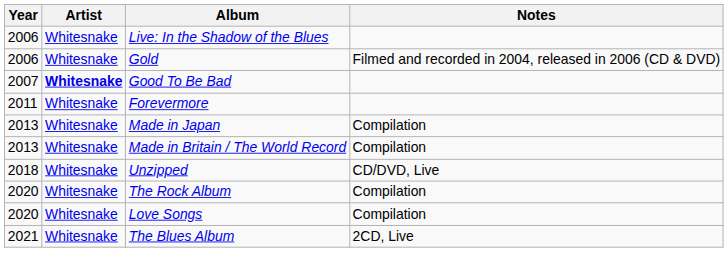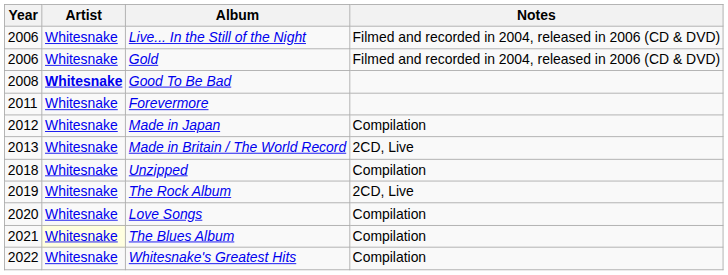+ row: (217, 37)
- row: (229, 37)
(23, 81) 2007 -> (23, 81) 2008
(23, 125) 2013 -> (23, 125) 2012
(389, 147) Compilation -> (383, 147) 2CD, Live
(396, 170) CD/DVD, Live -> (389, 170) Compilation
(23, 192) 2020 -> (23, 192) 2019
(389, 192) Compilation -> (383, 192) 2CD, Live
(81, 236) no background -> (81, 236) lightyellow background
(383, 236) 2CD, Live -> (389, 236) Compilation
+ row: (213, 258)
